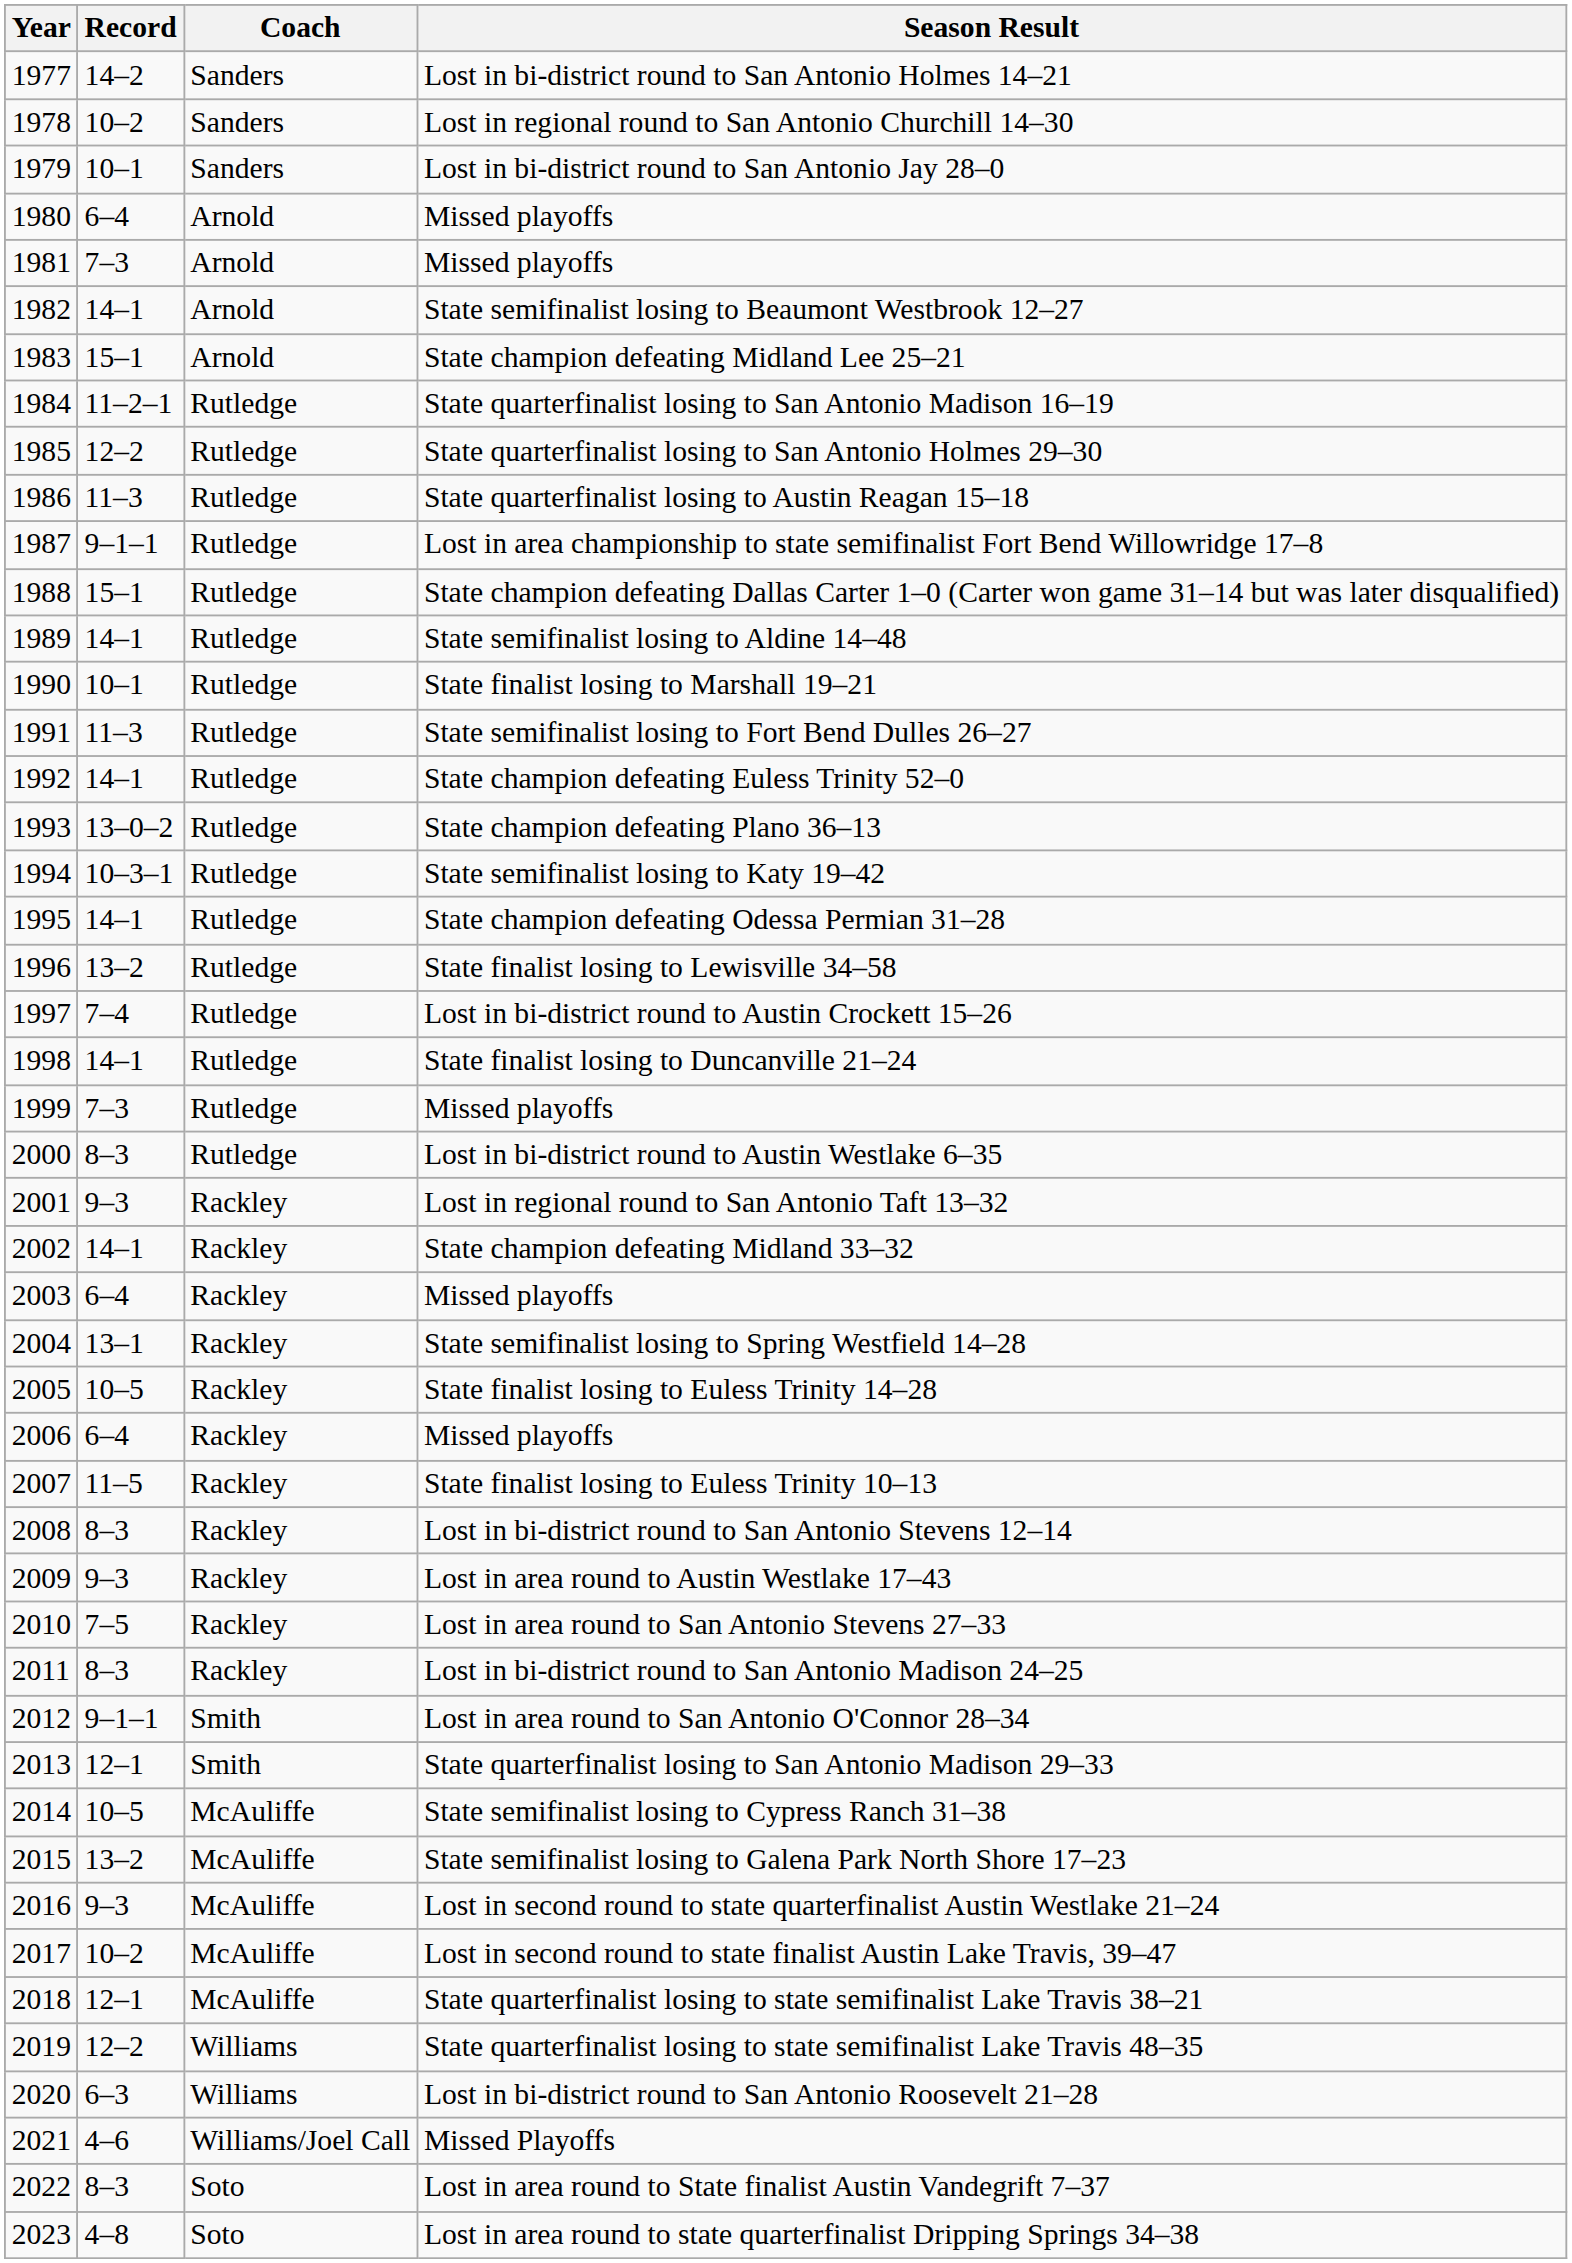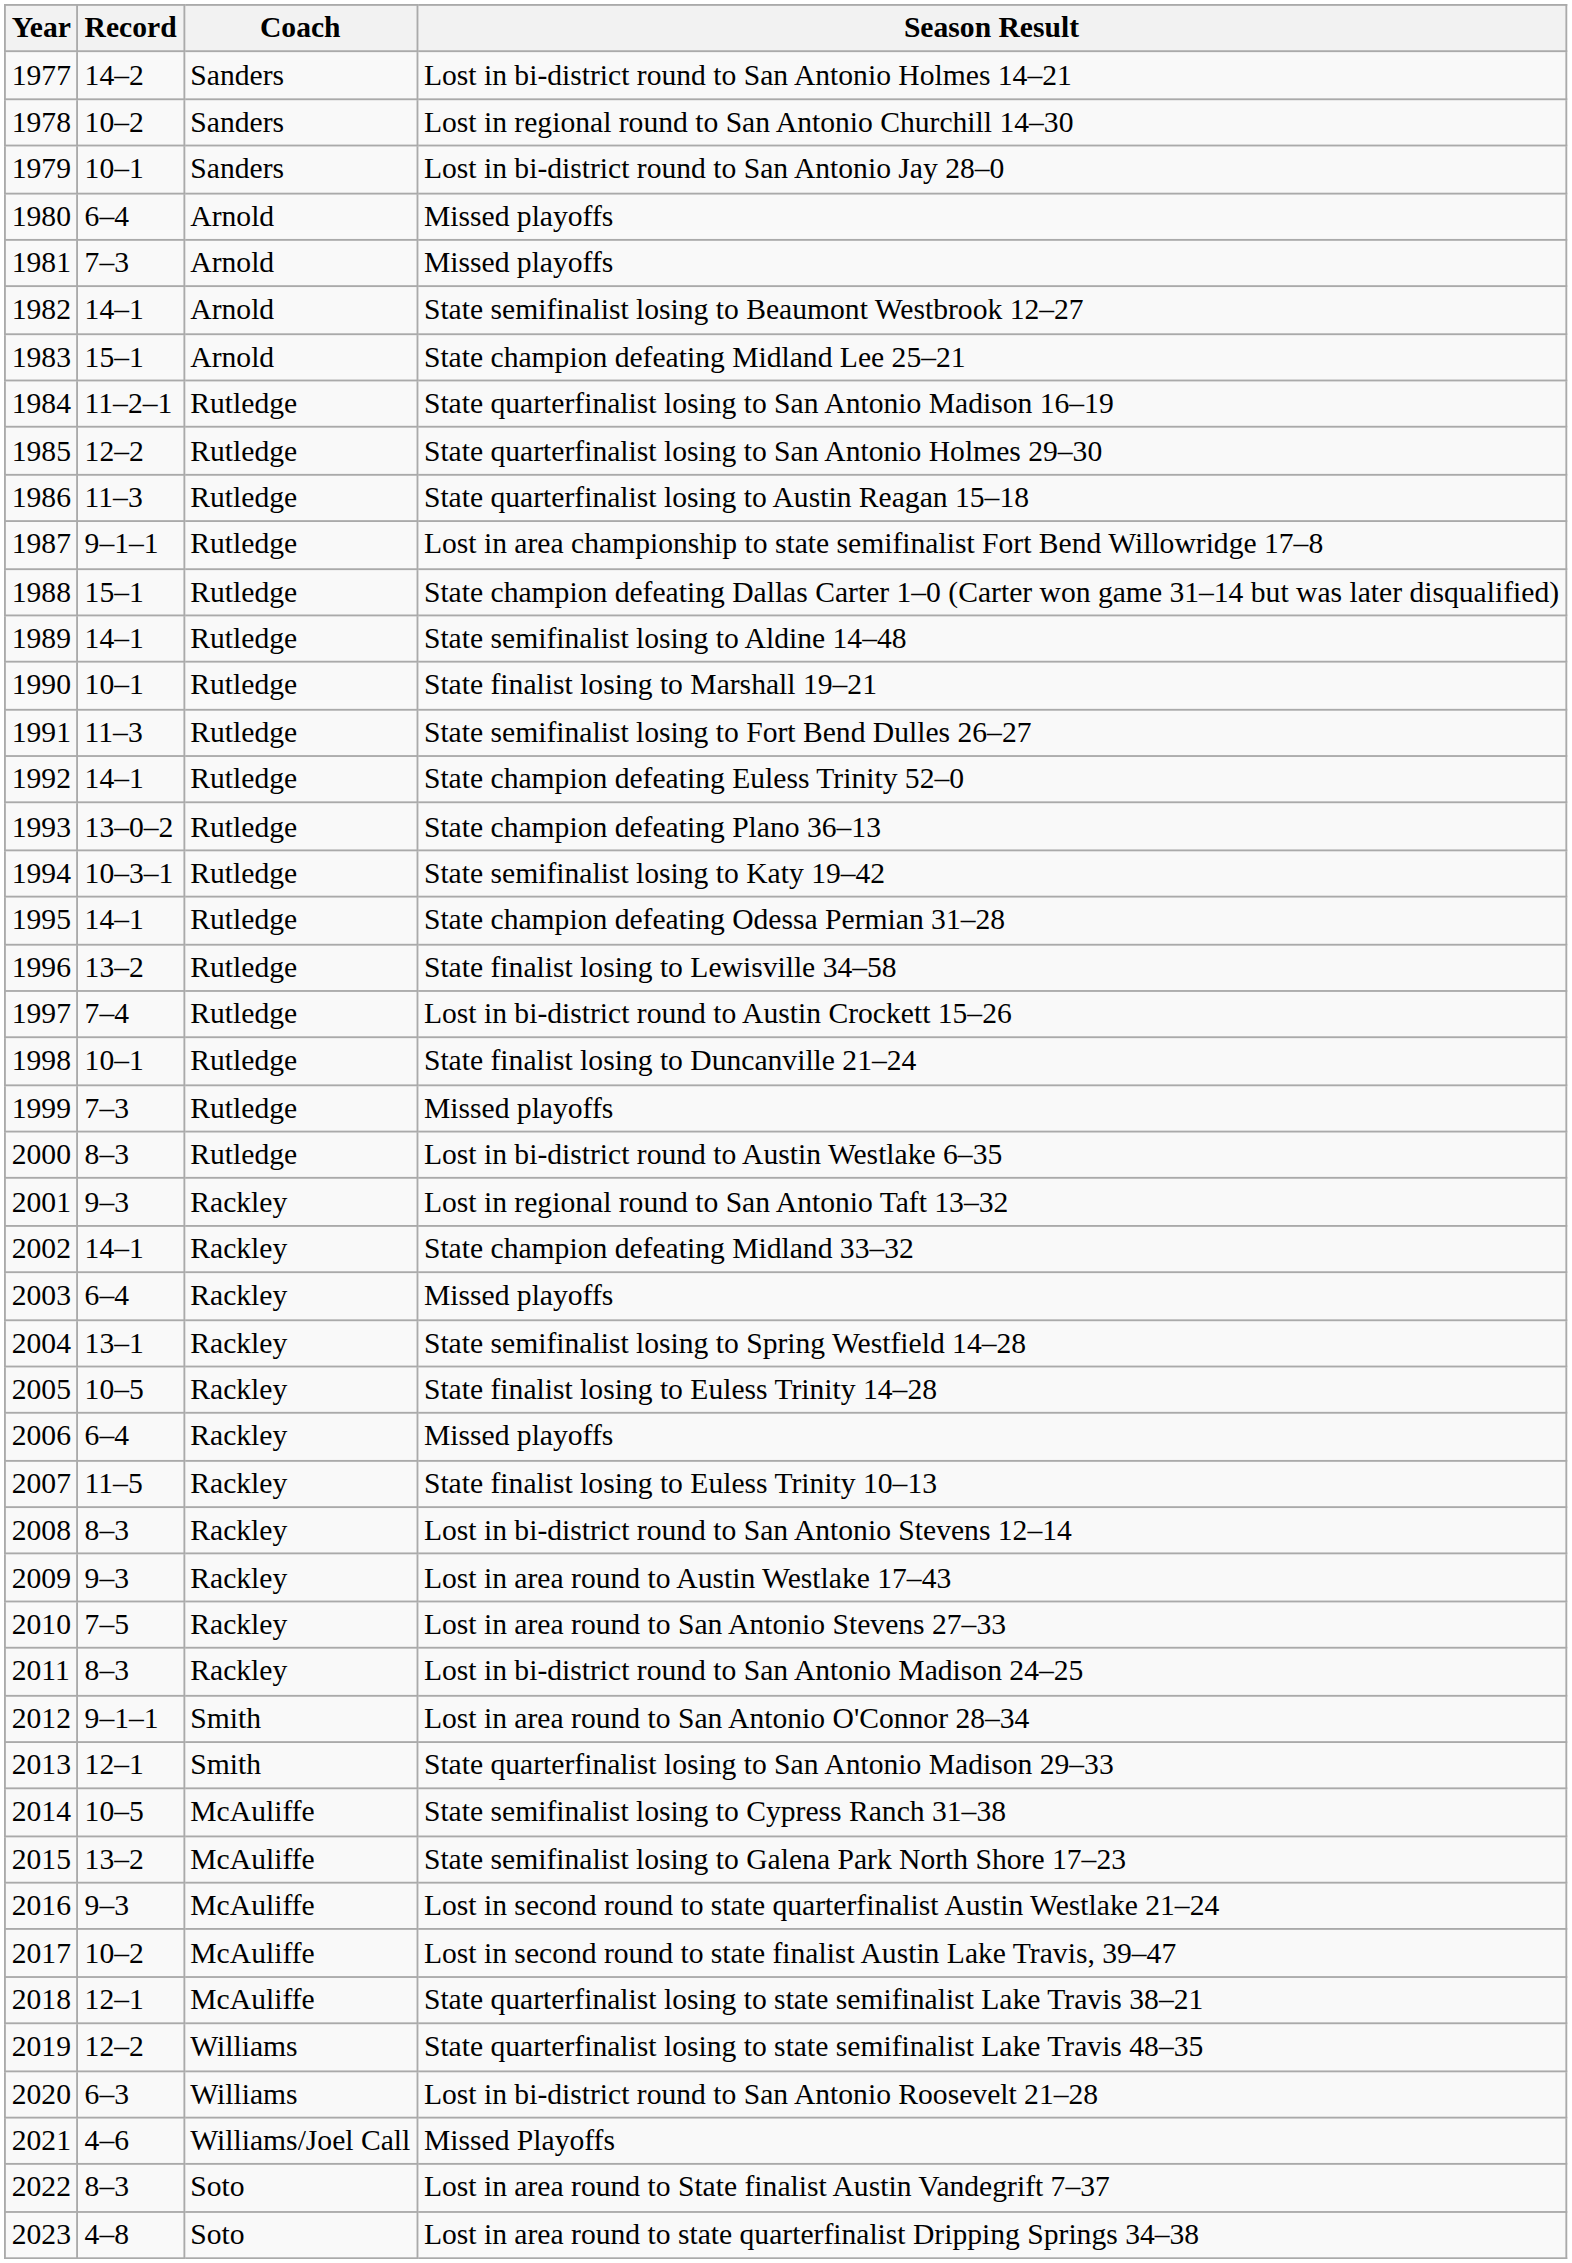(114, 1060) 14–1 -> (114, 1060) 10–1
